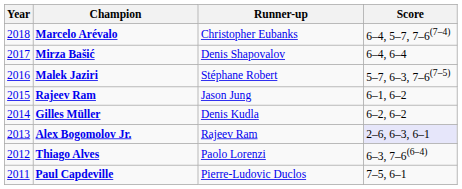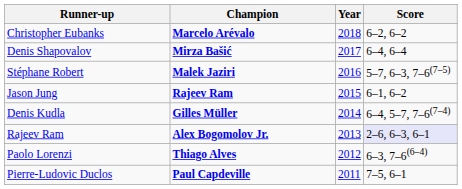columns swapped: (19, 14) <-> (281, 14)
(408, 34) 6–4, 5–7, 7–6(7–4) -> (386, 33) 6–2, 6–2
(386, 115) 6–2, 6–2 -> (408, 113) 6–4, 5–7, 7–6(7–4)
